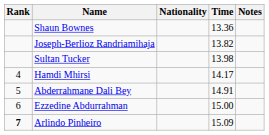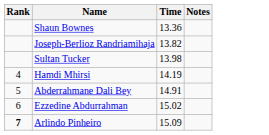- column: (183, 12)
(222, 75) 14.17 -> (170, 75) 14.19
(222, 106) 15.00 -> (170, 106) 15.02
